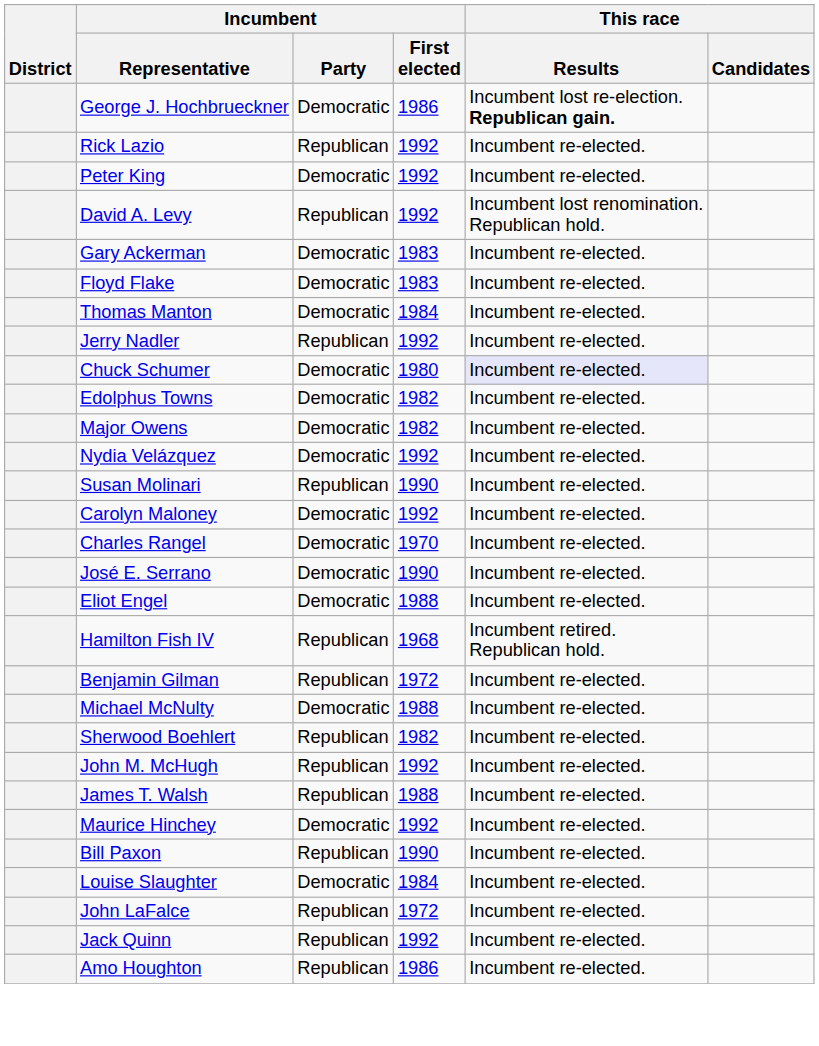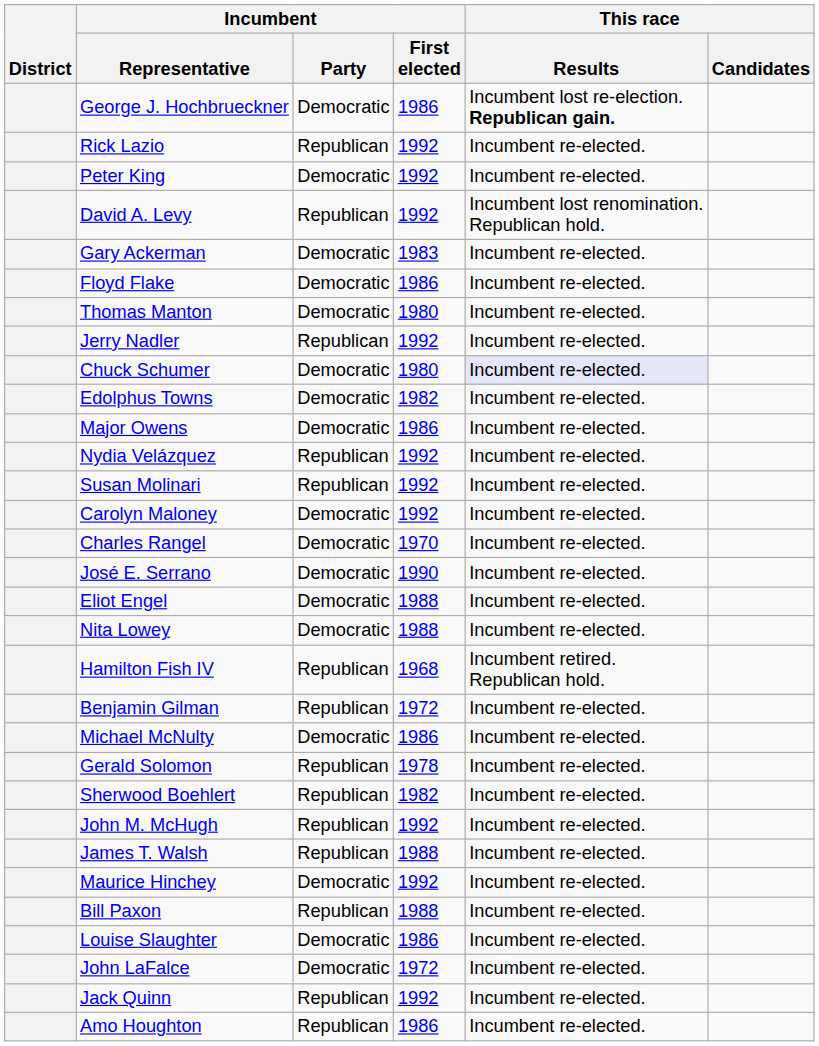(418, 283) 1983 -> (418, 283) 1986
(418, 311) 1984 -> (418, 311) 1980
(418, 427) 1982 -> (418, 427) 1986
(343, 456) Democratic -> (343, 456) Republican
(418, 485) 1990 -> (418, 485) 1992
+ row: (125, 630)
(418, 708) 1988 -> (418, 737) 1986
+ row: (146, 766)
(418, 853) 1990 -> (418, 911) 1988
(418, 882) 1984 -> (418, 939) 1986
(343, 911) Republican -> (343, 968) Democratic
